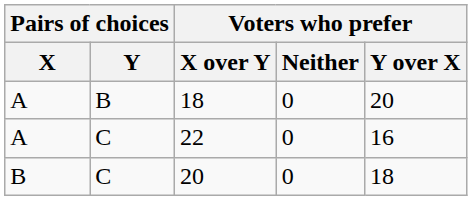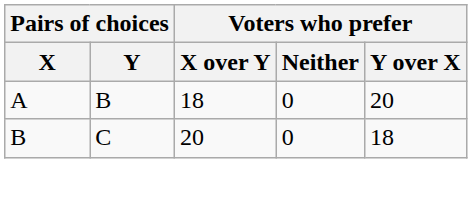- row: (192, 137)
